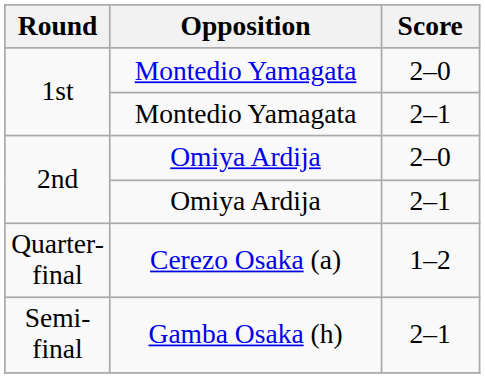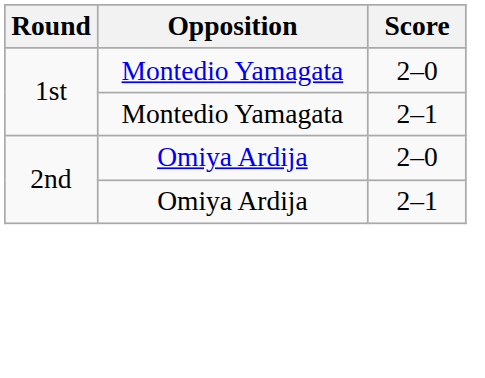- row: (58, 260)
- row: (58, 334)
